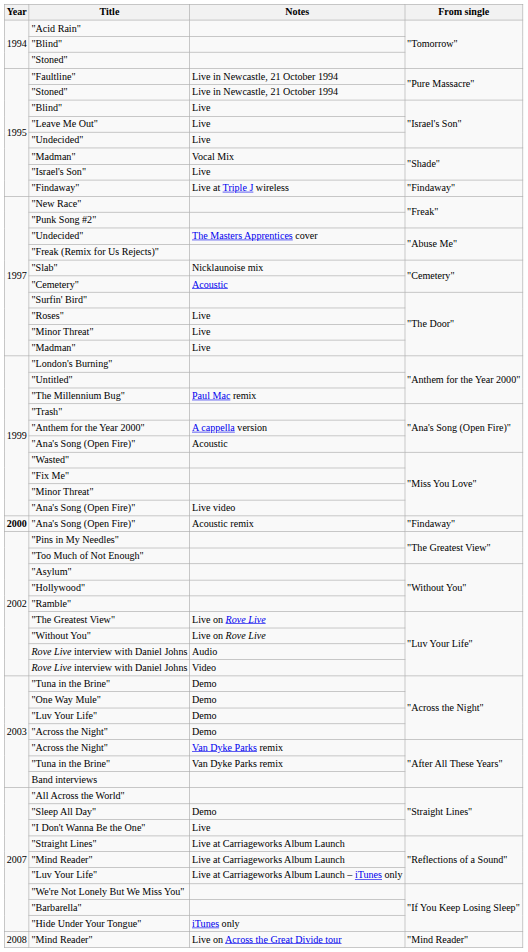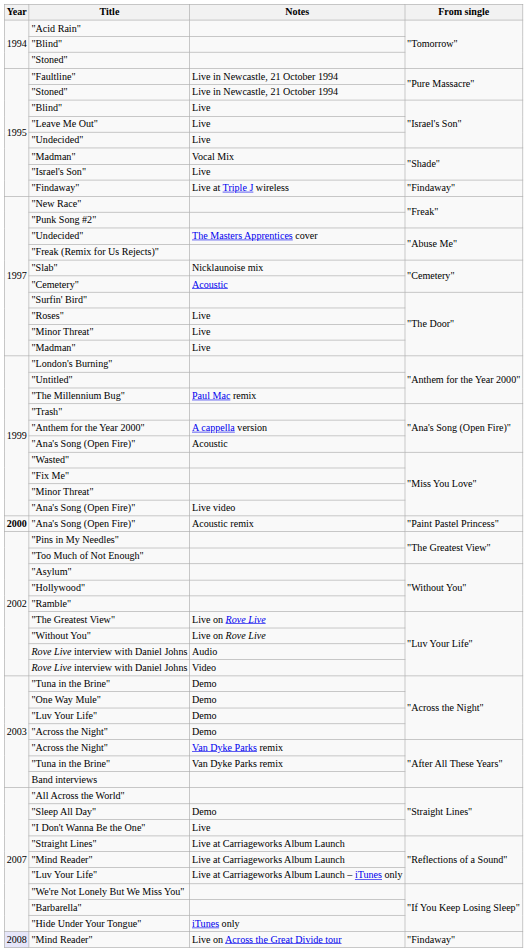(431, 524) "Findaway" -> (453, 524) "Paint Pastel Princess"
(17, 939) no background -> (17, 939) lavender background
(438, 939) "Mind Reader" -> (431, 939) "Findaway"
